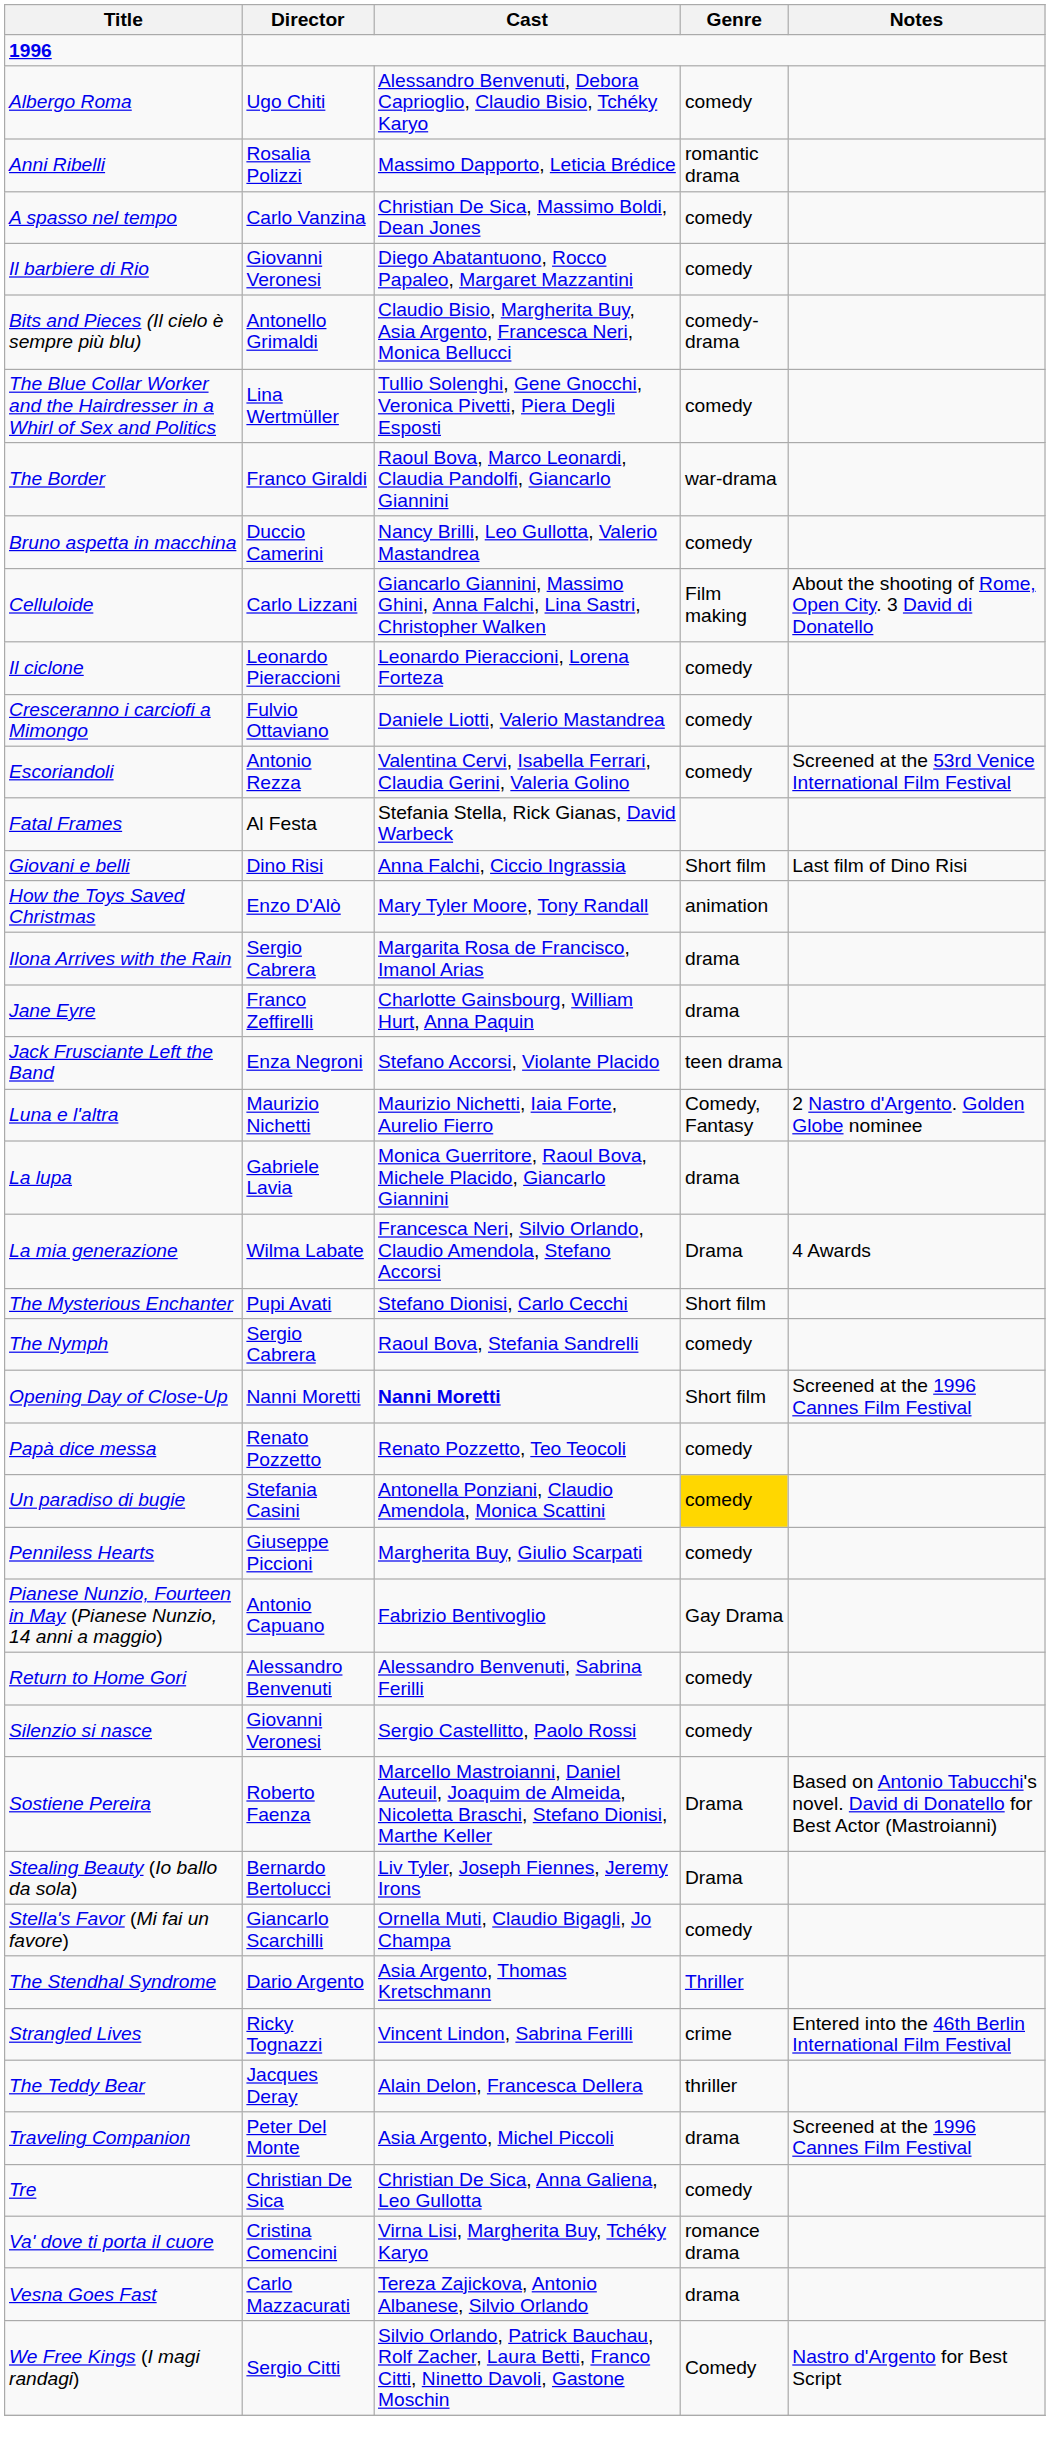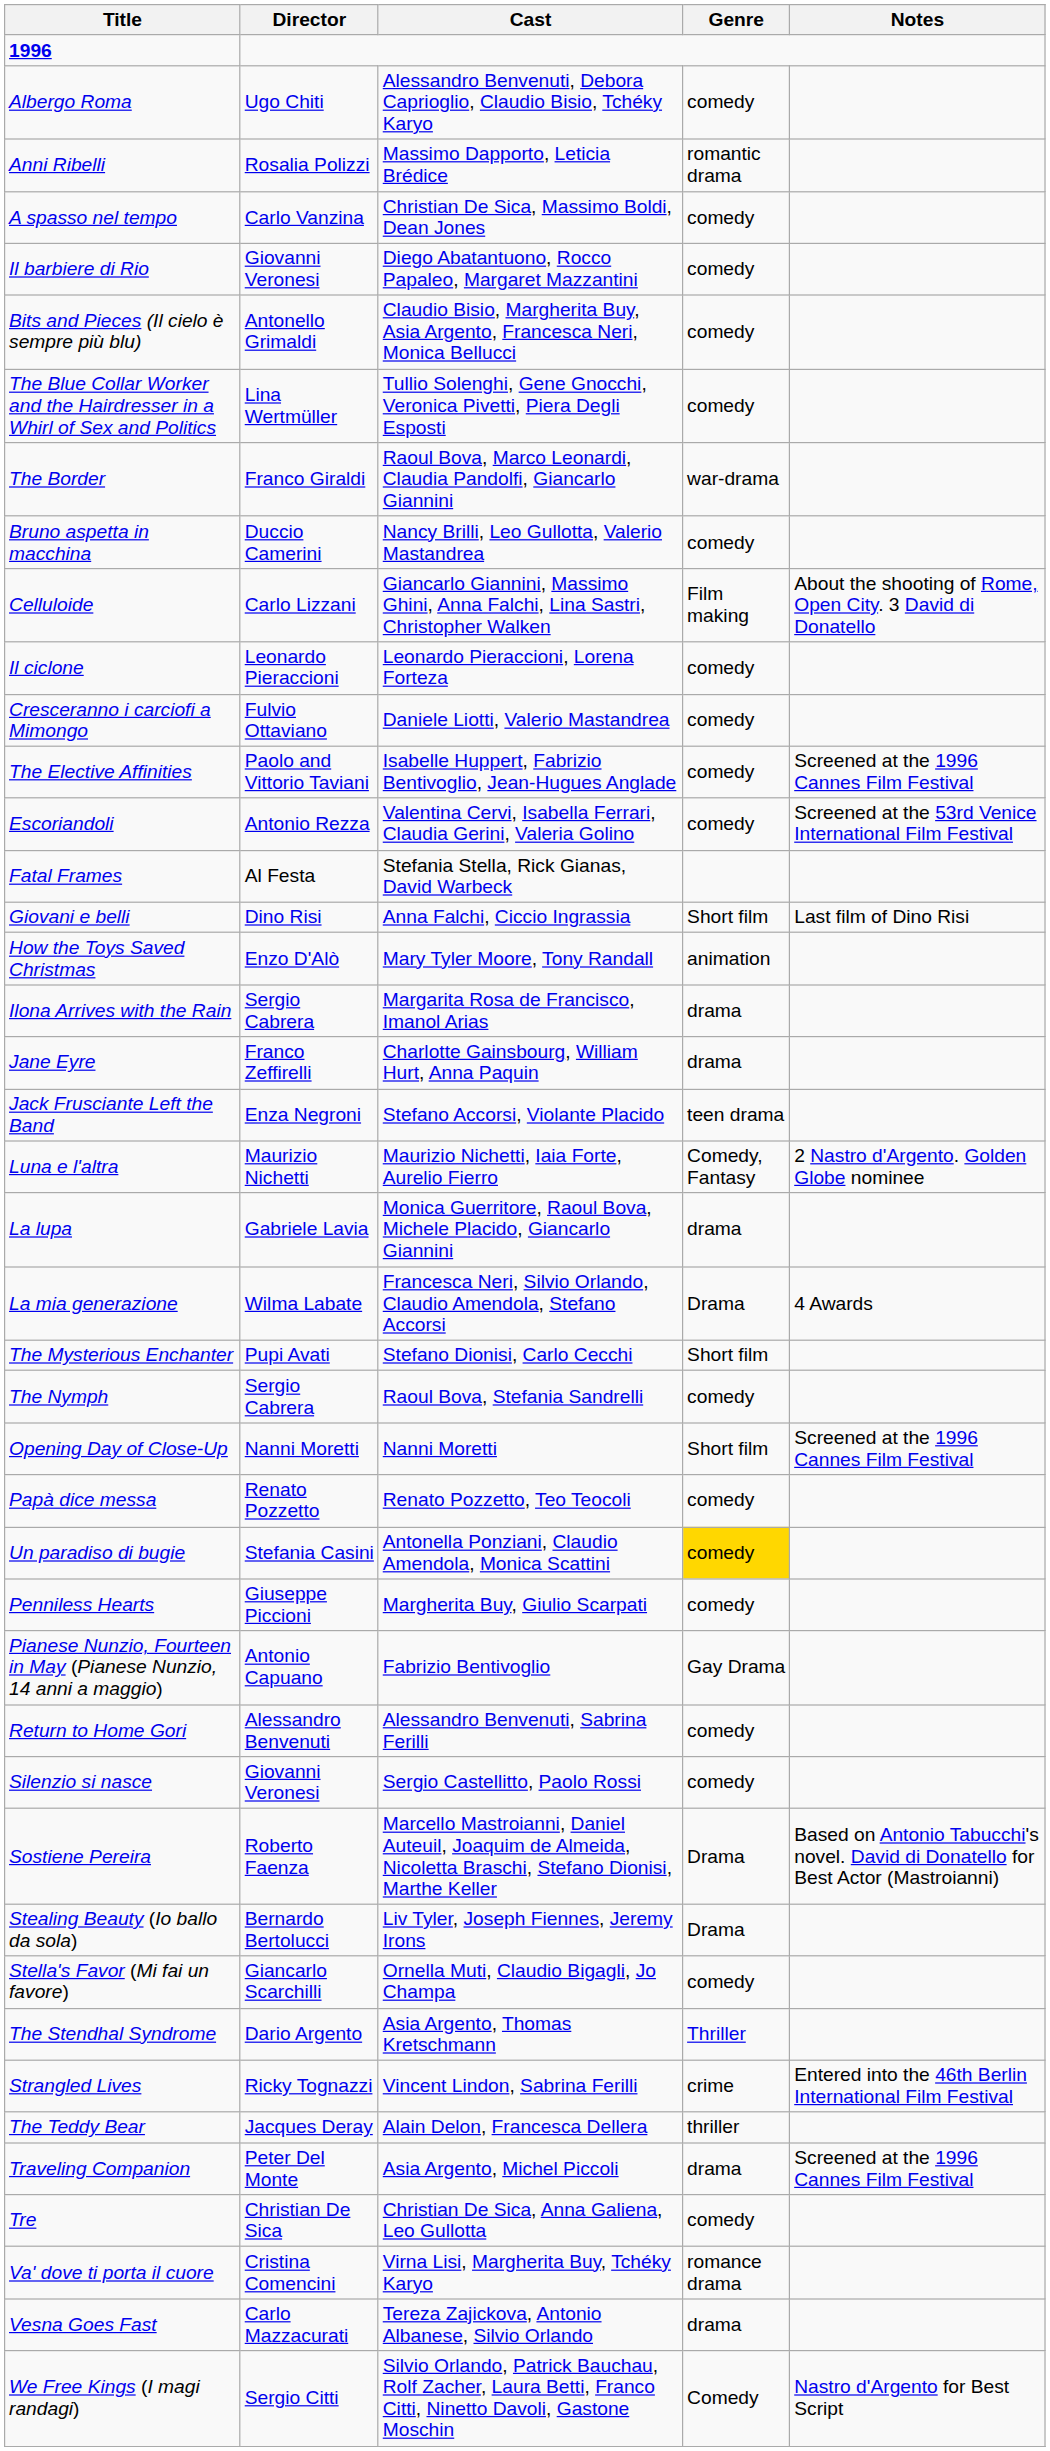(722, 332) comedy-drama -> (721, 332) comedy
+ row: (100, 771)
(439, 1396) bold -> (440, 1448) normal
